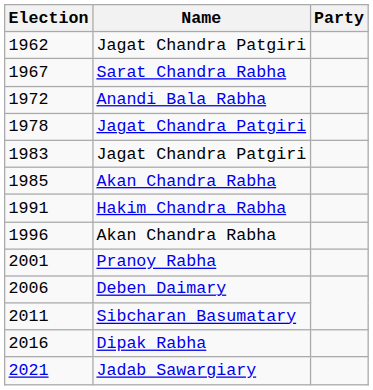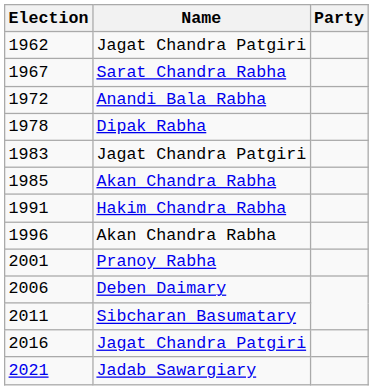(201, 127) Jagat Chandra Patgiri -> (151, 127) Dipak Rabha
(151, 344) Dipak Rabha -> (201, 344) Jagat Chandra Patgiri
